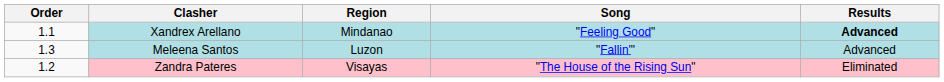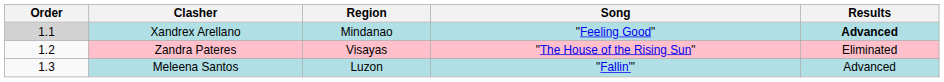(47, 31) no background -> (47, 31) lightgrey background
rows swapped: (196, 68) <-> (196, 49)
